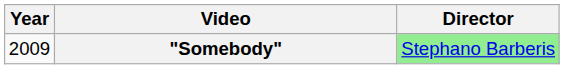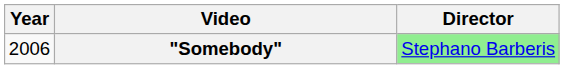(30, 48) 2009 -> (30, 48) 2006
